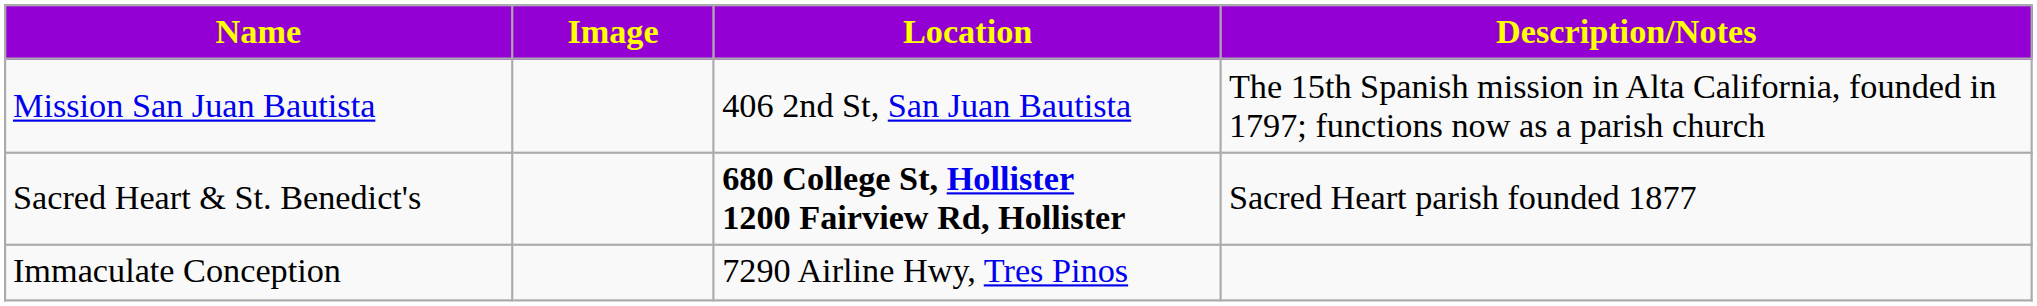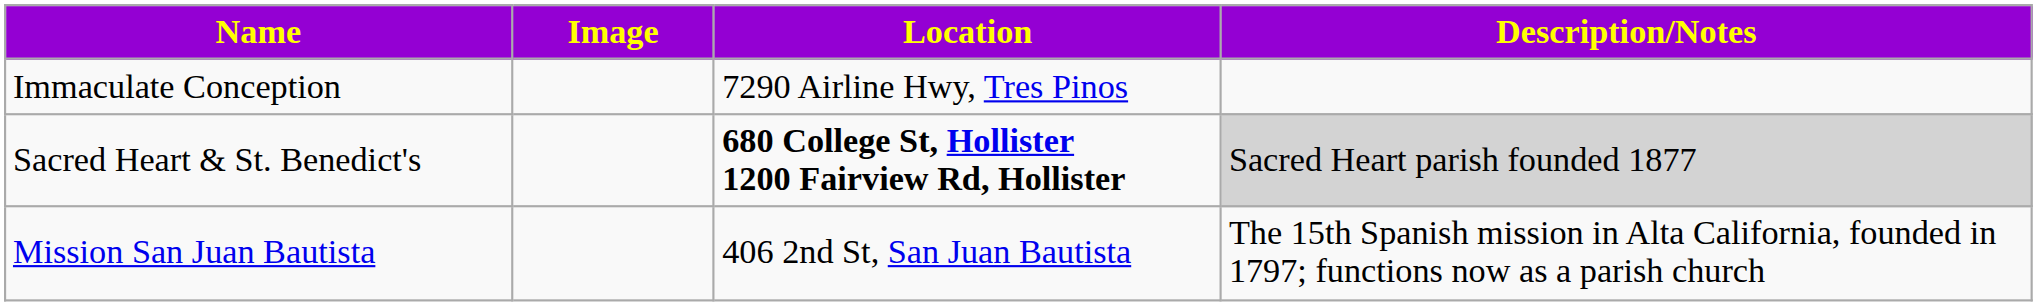rows swapped: (194, 105) <-> (177, 271)
(1463, 198) no background -> (1463, 159) lightgrey background
